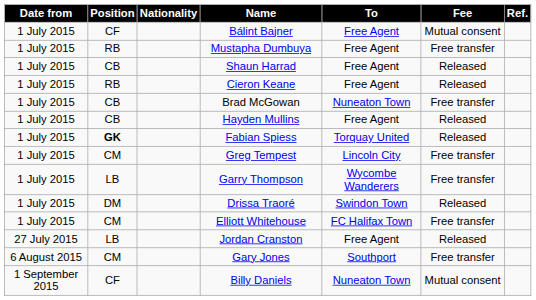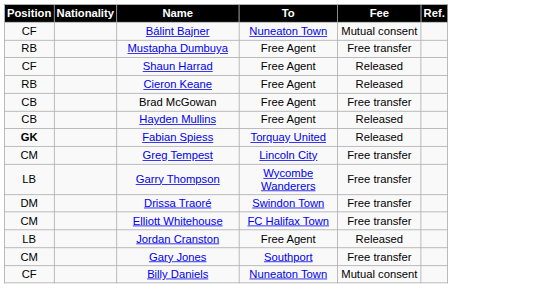- column: (46, 14)
(372, 31) Free Agent -> (288, 31) Nuneaton Town
(112, 67) CB -> (29, 67) CF
(372, 102) Nuneaton Town -> (288, 102) Free Agent
(463, 204) Released -> (379, 204) Free transfer
